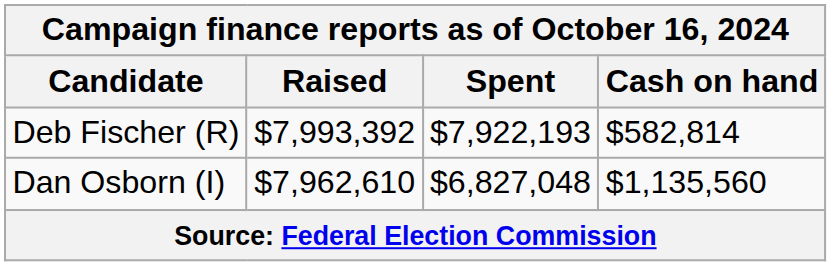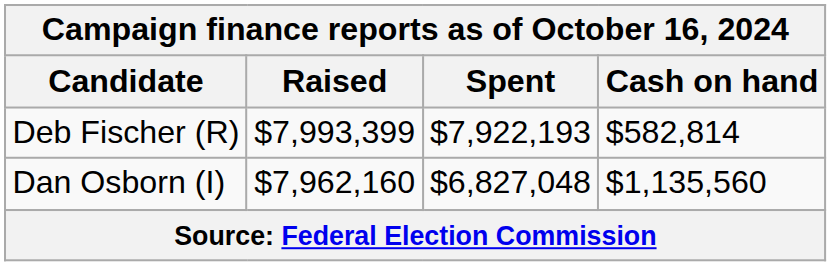(335, 132) $7,993,392 -> (335, 132) $7,993,399
(335, 183) $7,962,610 -> (335, 183) $7,962,160
